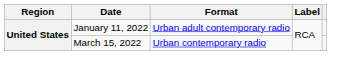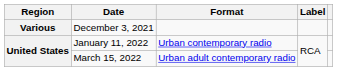+ row: (114, 27)
(221, 27) Urban adult contemporary radio -> (215, 43) Urban contemporary radio
(209, 43) Urban contemporary radio -> (227, 58) Urban adult contemporary radio
